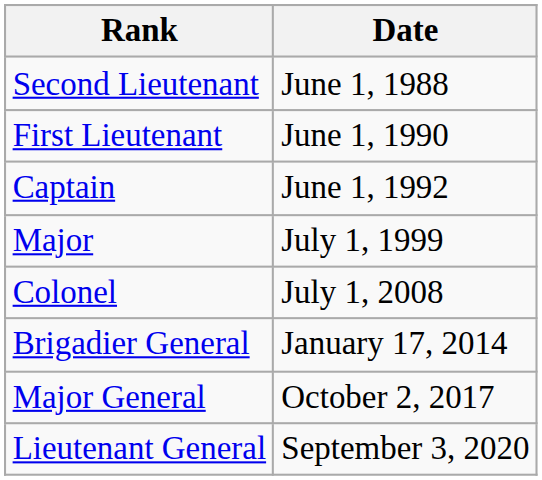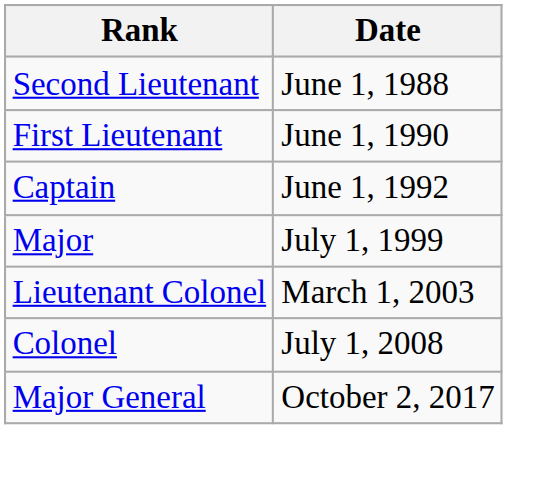+ row: (139, 291)
- row: (131, 344)
- row: (139, 448)
